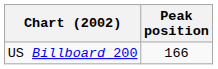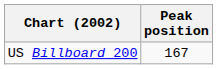(176, 53) 166 -> (176, 53) 167
